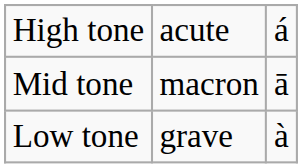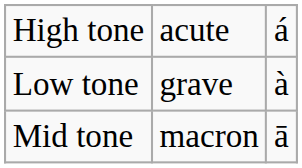rows swapped: (73, 83) <-> (76, 135)
